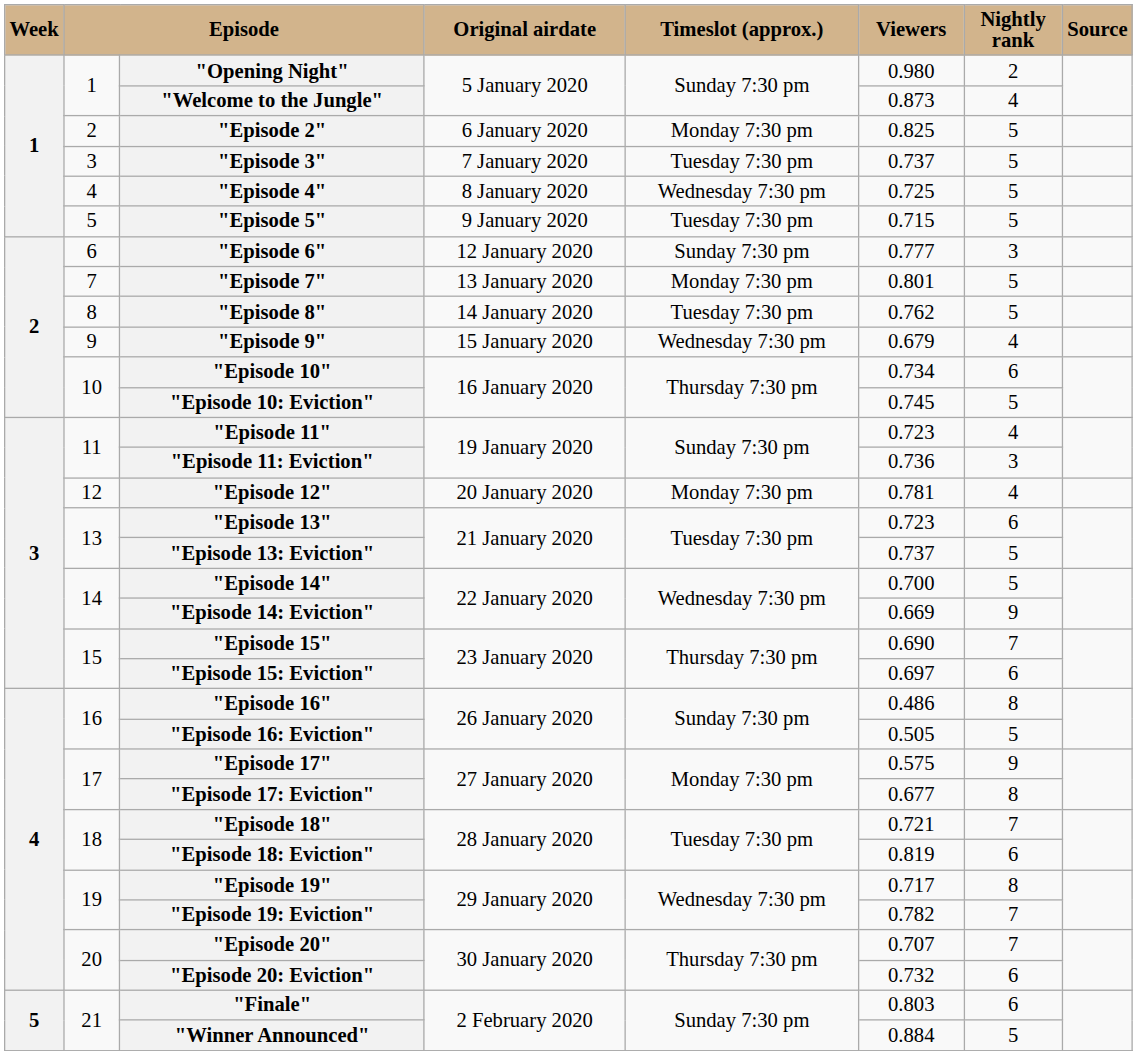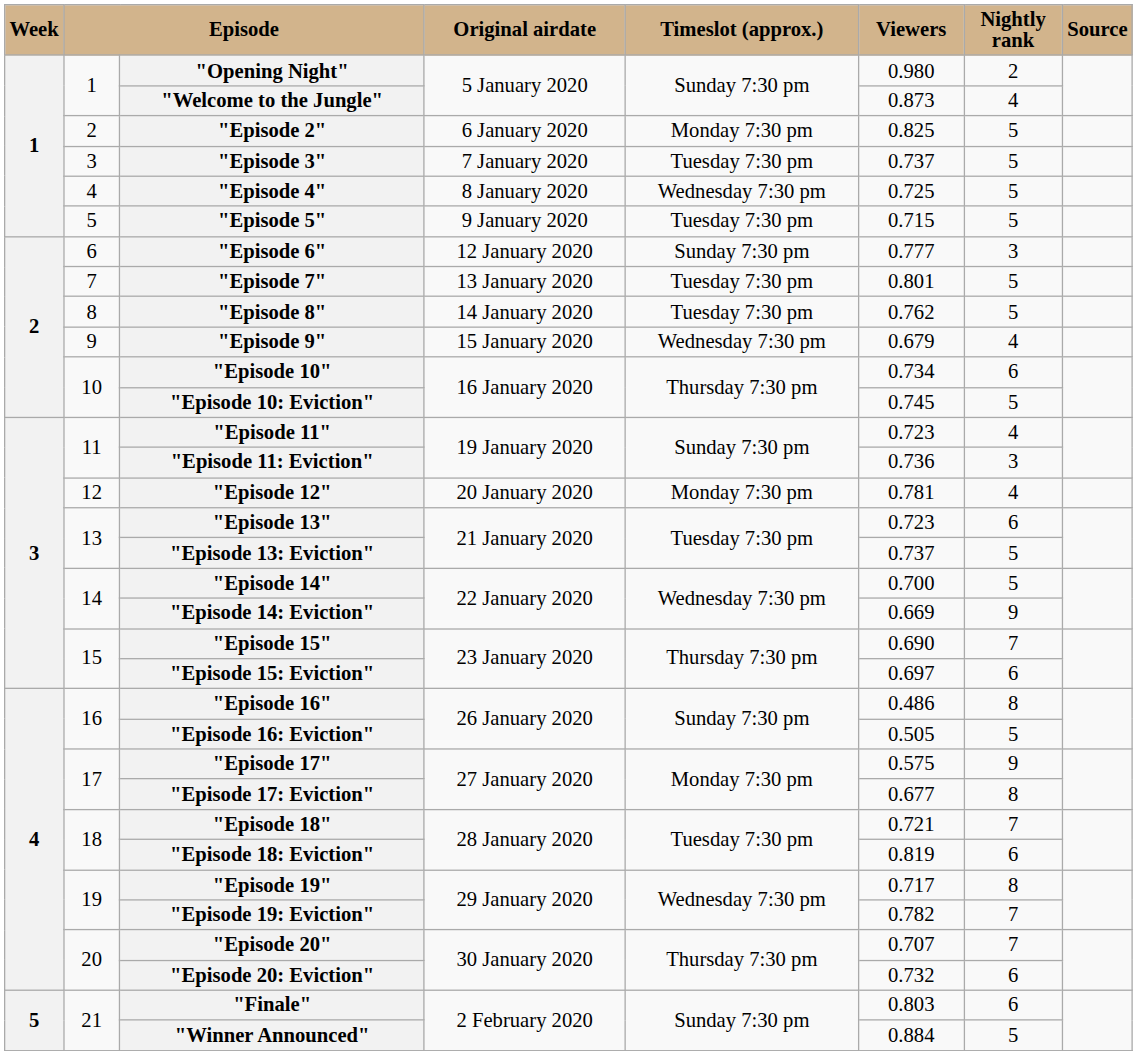(742, 281) Monday 7:30 pm -> (742, 281) Tuesday 7:30 pm
